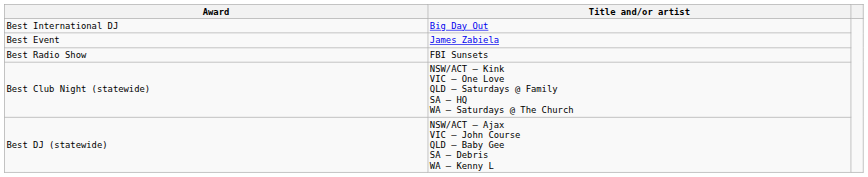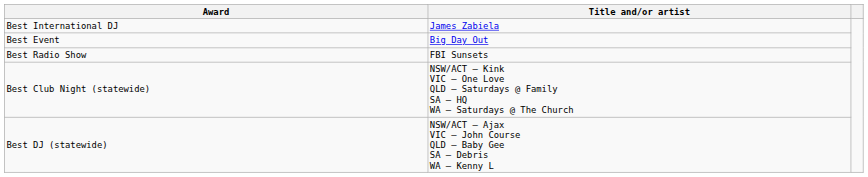(459, 26) Big Day Out -> (464, 26) James Zabiela
(464, 40) James Zabiela -> (459, 40) Big Day Out
